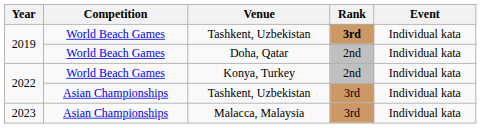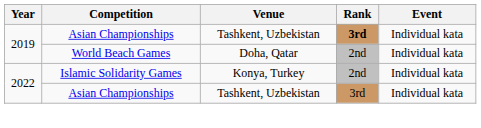(116, 34) World Beach Games -> (121, 34) Asian Championships
(116, 73) World Beach Games -> (121, 73) Islamic Solidarity Games
- row: (24, 113)
